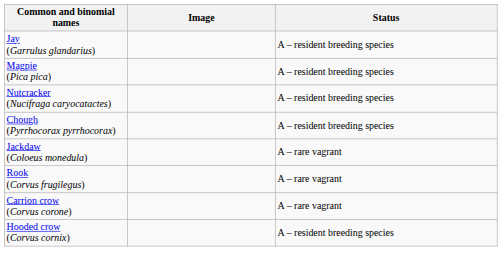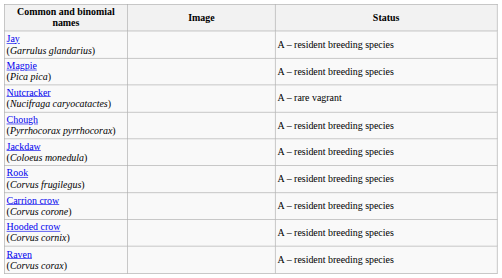(336, 98) A – resident breeding species -> (310, 98) A – rare vagrant
(310, 152) A – rare vagrant -> (336, 152) A – resident breeding species
(310, 179) A – rare vagrant -> (336, 179) A – resident breeding species
(310, 206) A – rare vagrant -> (336, 206) A – resident breeding species
+ row: (37, 259)
